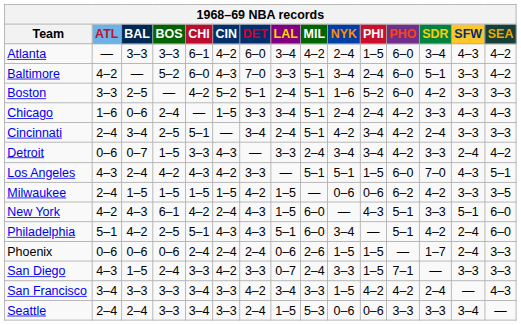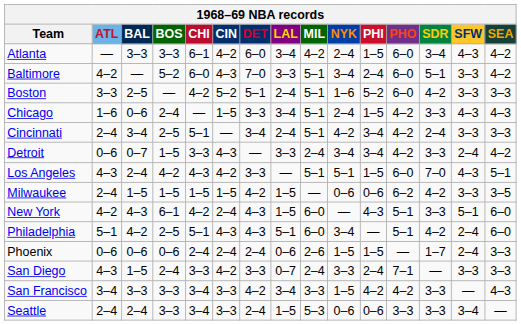(373, 113) 2–4 -> (373, 113) 1–5
(373, 271) 1–5 -> (373, 271) 2–4
(435, 291) 2–4 -> (435, 291) 3–3
